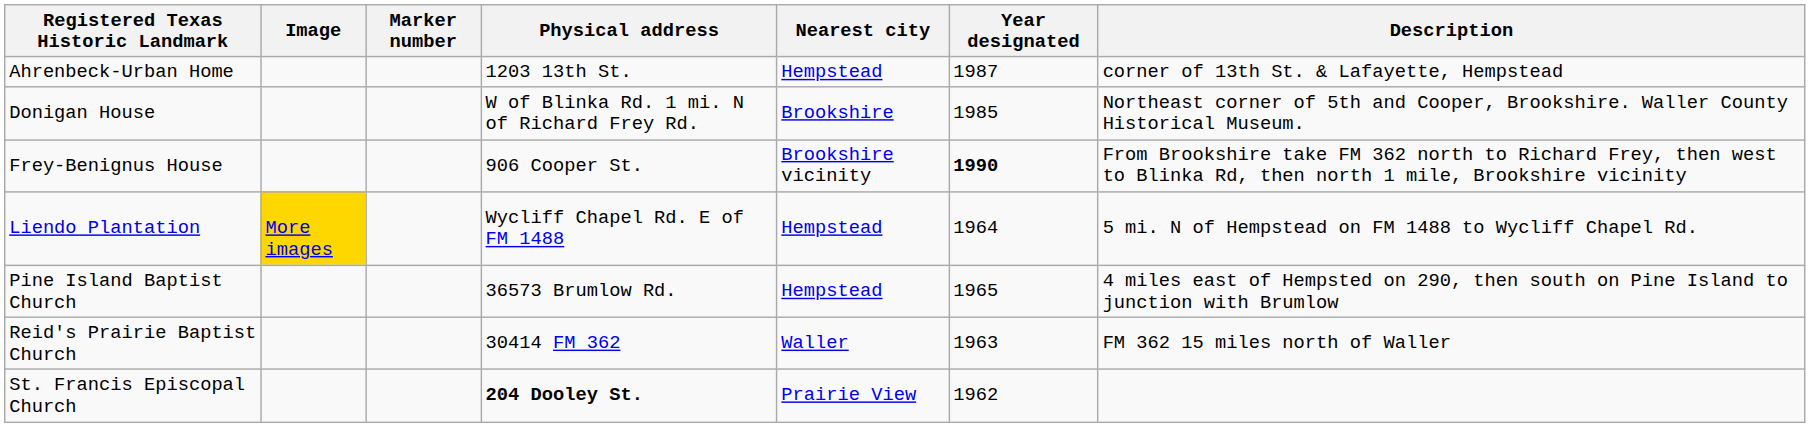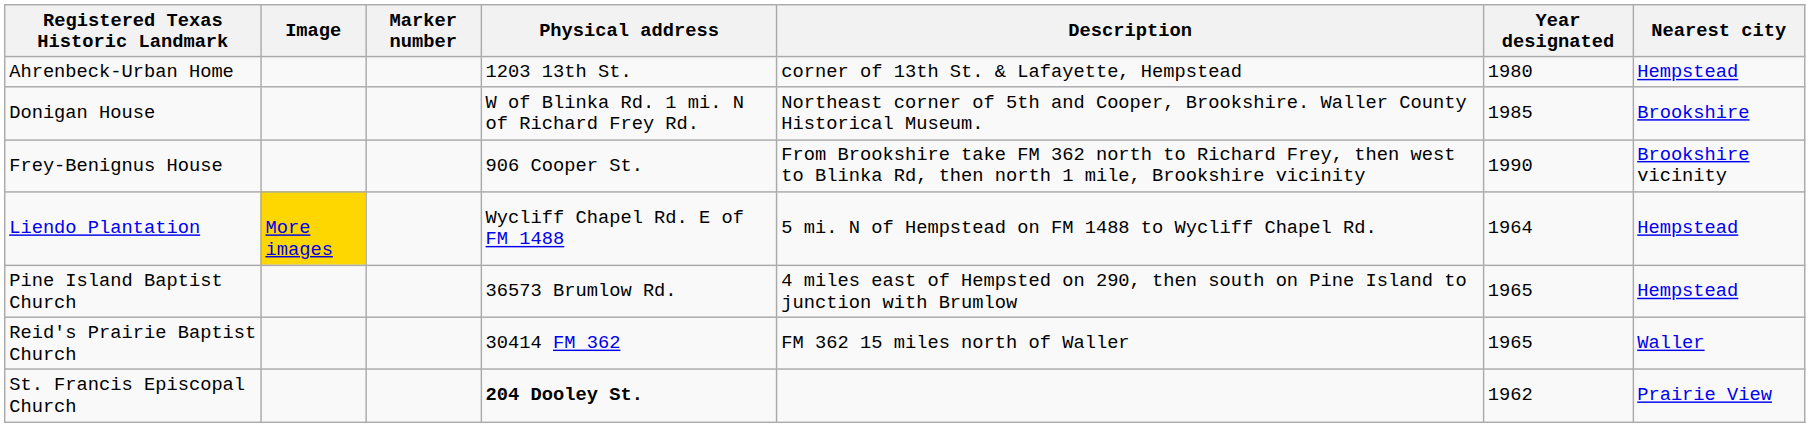columns swapped: (863, 31) <-> (1451, 31)
(976, 72) 1987 -> (1510, 72) 1980
(976, 166) bold -> (1510, 166) normal
(976, 343) 1963 -> (1510, 343) 1965
